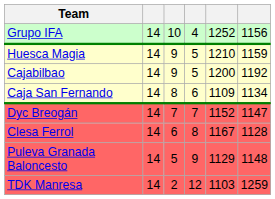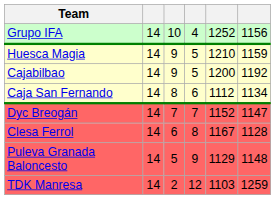(222, 92) 1109 -> (222, 92) 1112
